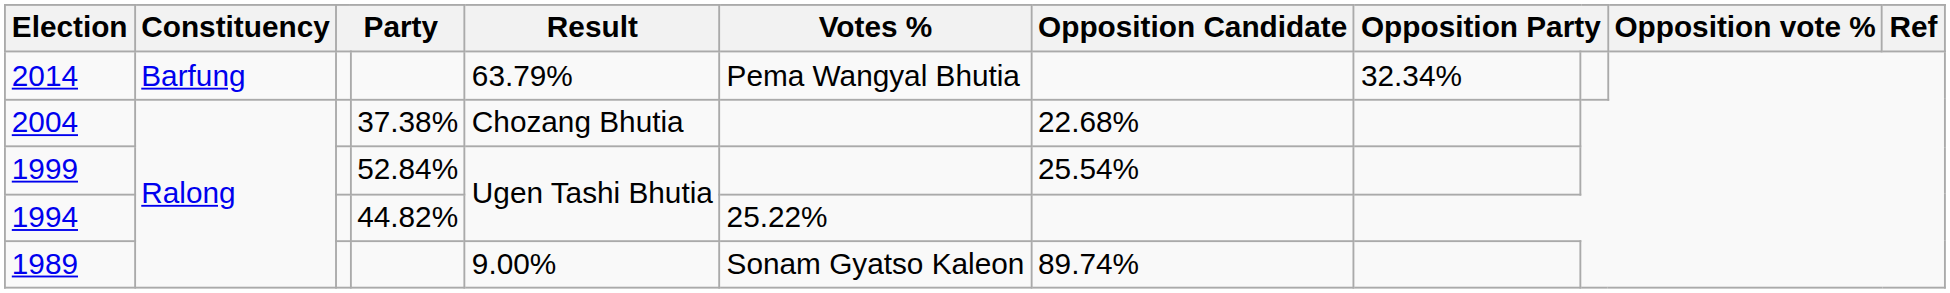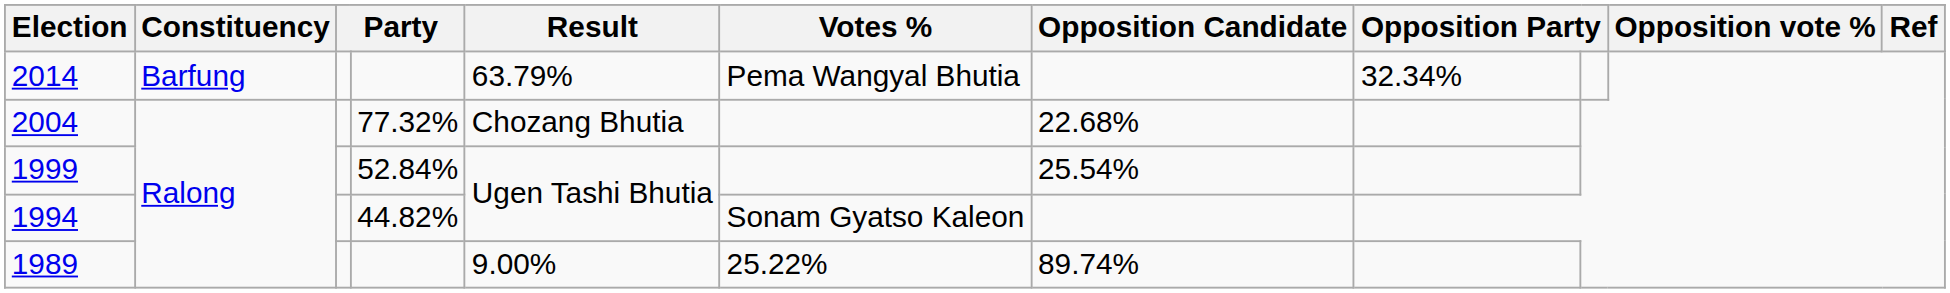(408, 122) 37.38% -> (408, 122) 77.32%
(777, 216) 25.22% -> (875, 216) Sonam Gyatso Kaleon
(875, 264) Sonam Gyatso Kaleon -> (777, 264) 25.22%
